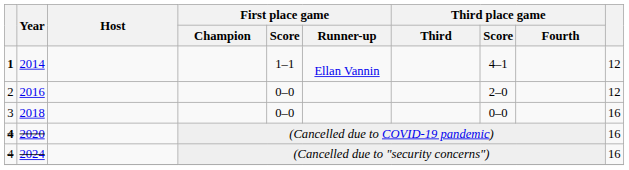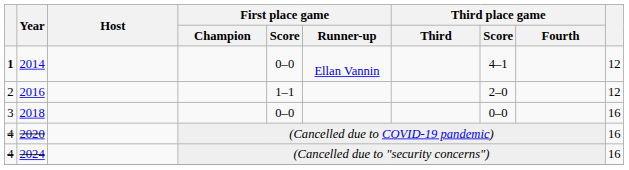(285, 64) 1–1 -> (285, 64) 0–0
(285, 92) 0–0 -> (285, 92) 1–1
(10, 134) bold -> (10, 134) normal
